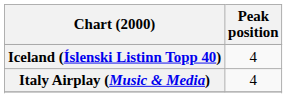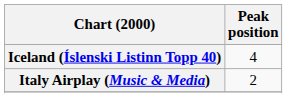(253, 80) 4 -> (253, 80) 2
